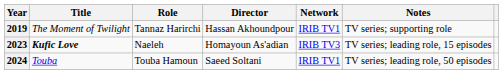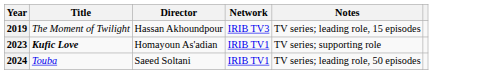- column: (168, 12)
(319, 28) IRIB TV1 -> (249, 28) IRIB TV3
(398, 28) TV series; supporting role -> (347, 28) TV series; leading role, 15 episodes
(319, 45) IRIB TV3 -> (249, 45) IRIB TV1
(418, 45) TV series; leading role, 15 episodes -> (328, 45) TV series; supporting role
